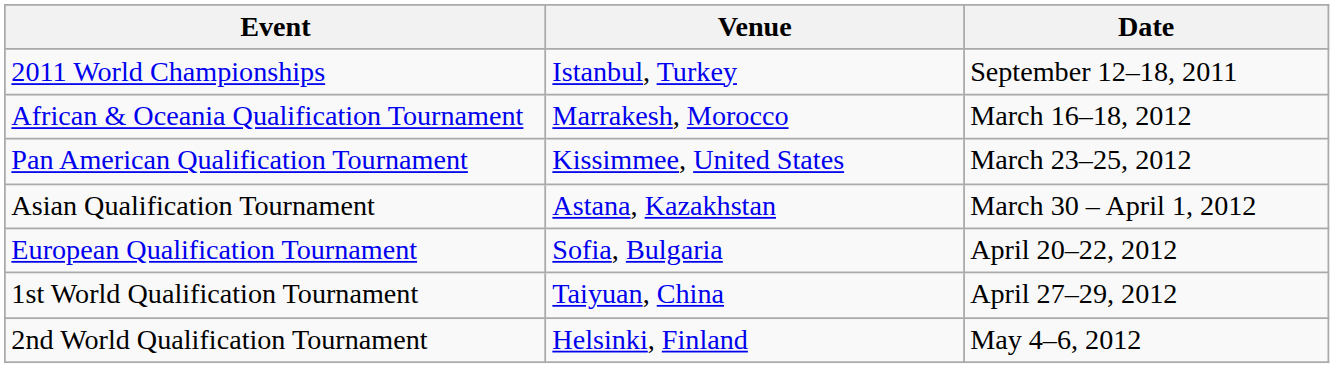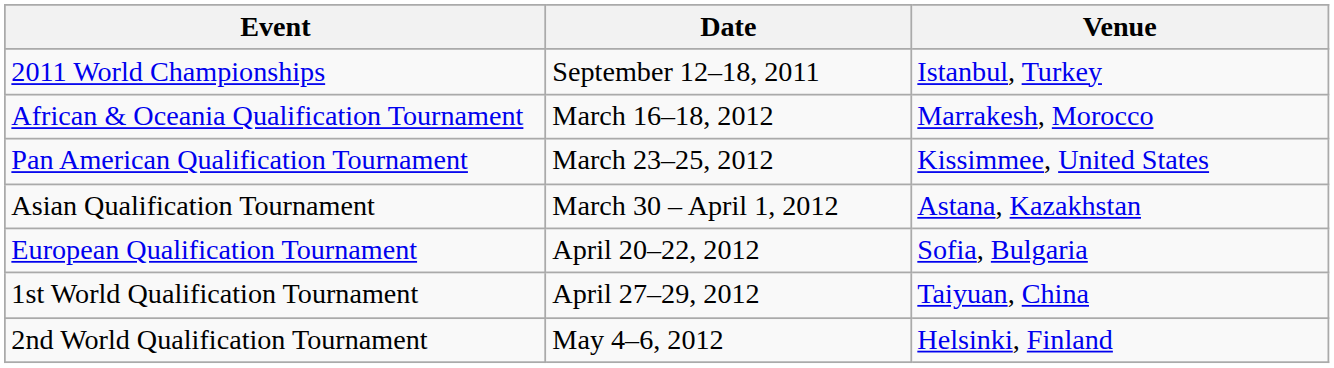columns swapped: (1146, 26) <-> (755, 26)
